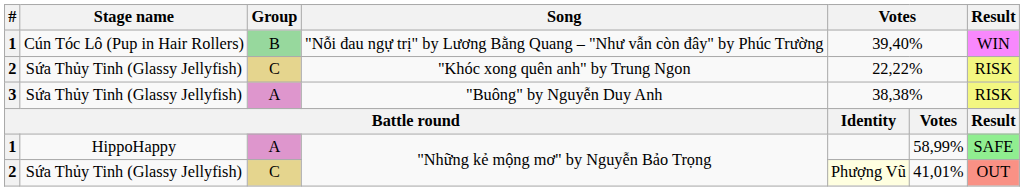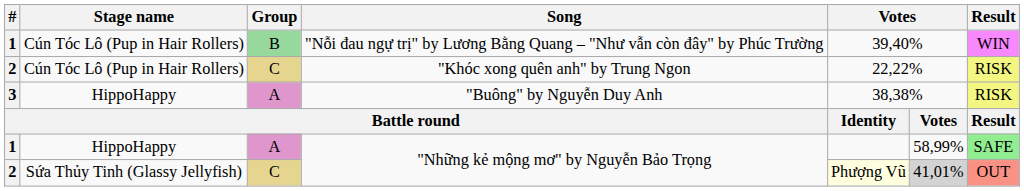(134, 69) Sứa Thủy Tinh (Glassy Jellyfish) -> (134, 69) Cún Tóc Lô (Pup in Hair Rollers)
(134, 95) Sứa Thủy Tinh (Glassy Jellyfish) -> (134, 95) HippoHappy
(938, 172) no background -> (938, 172) lightgrey background
